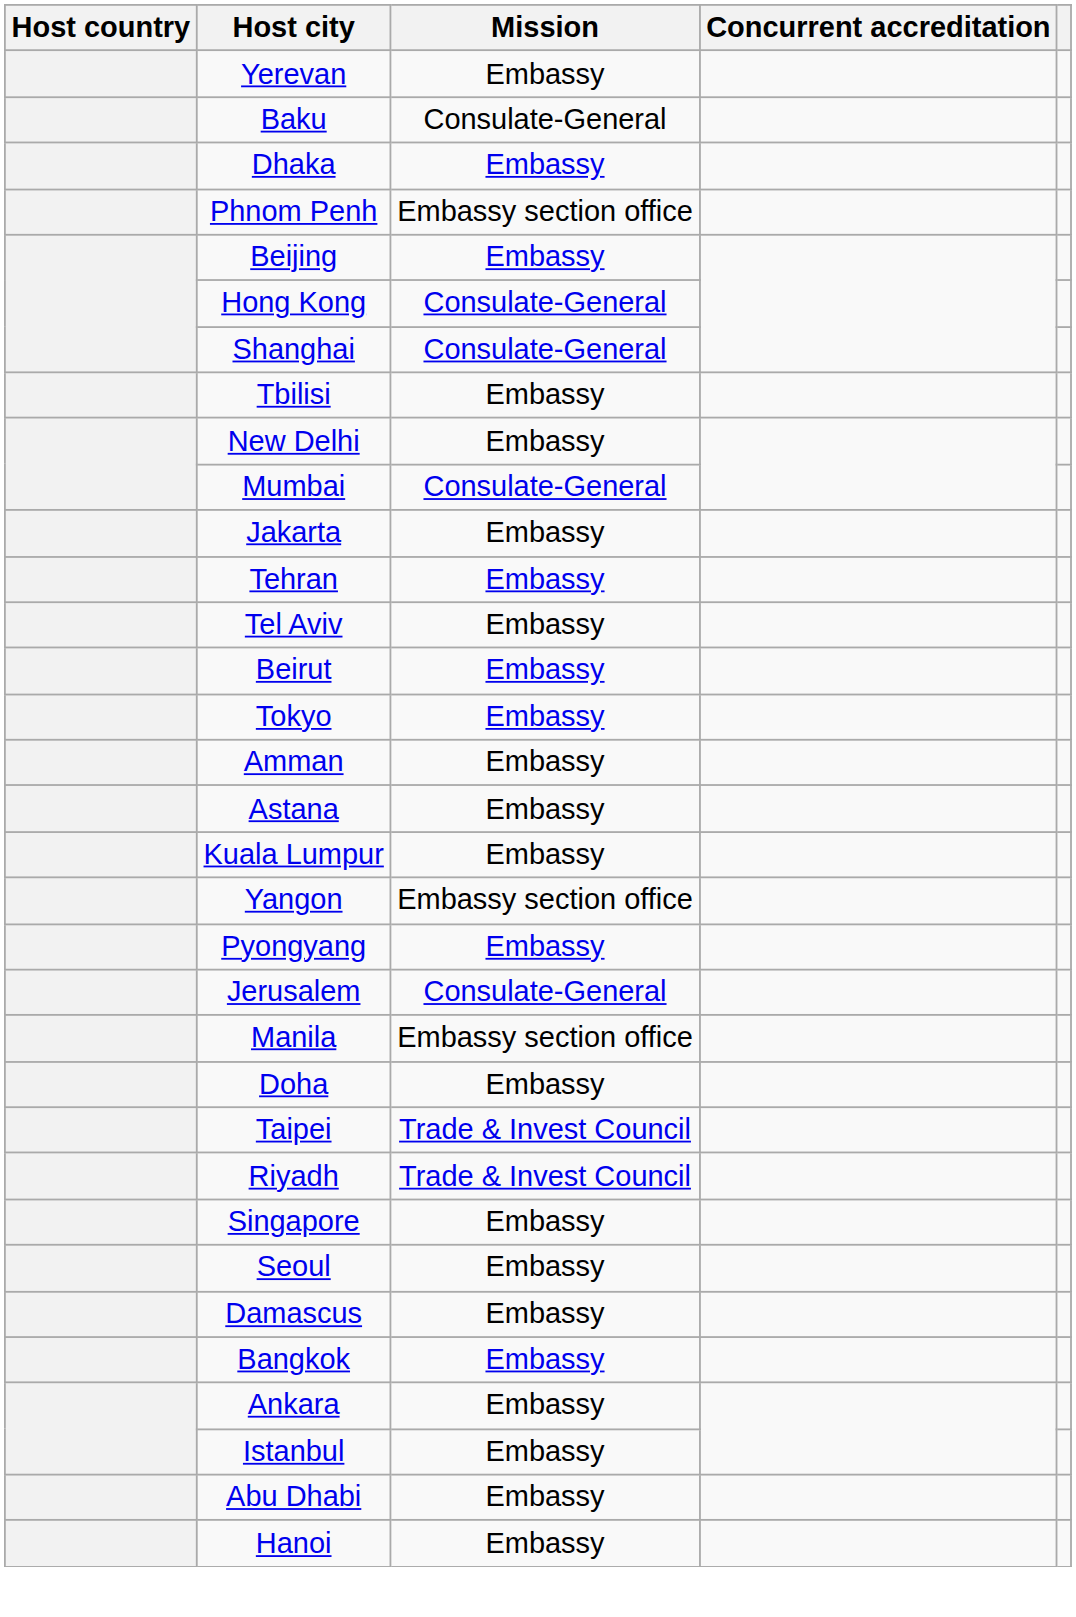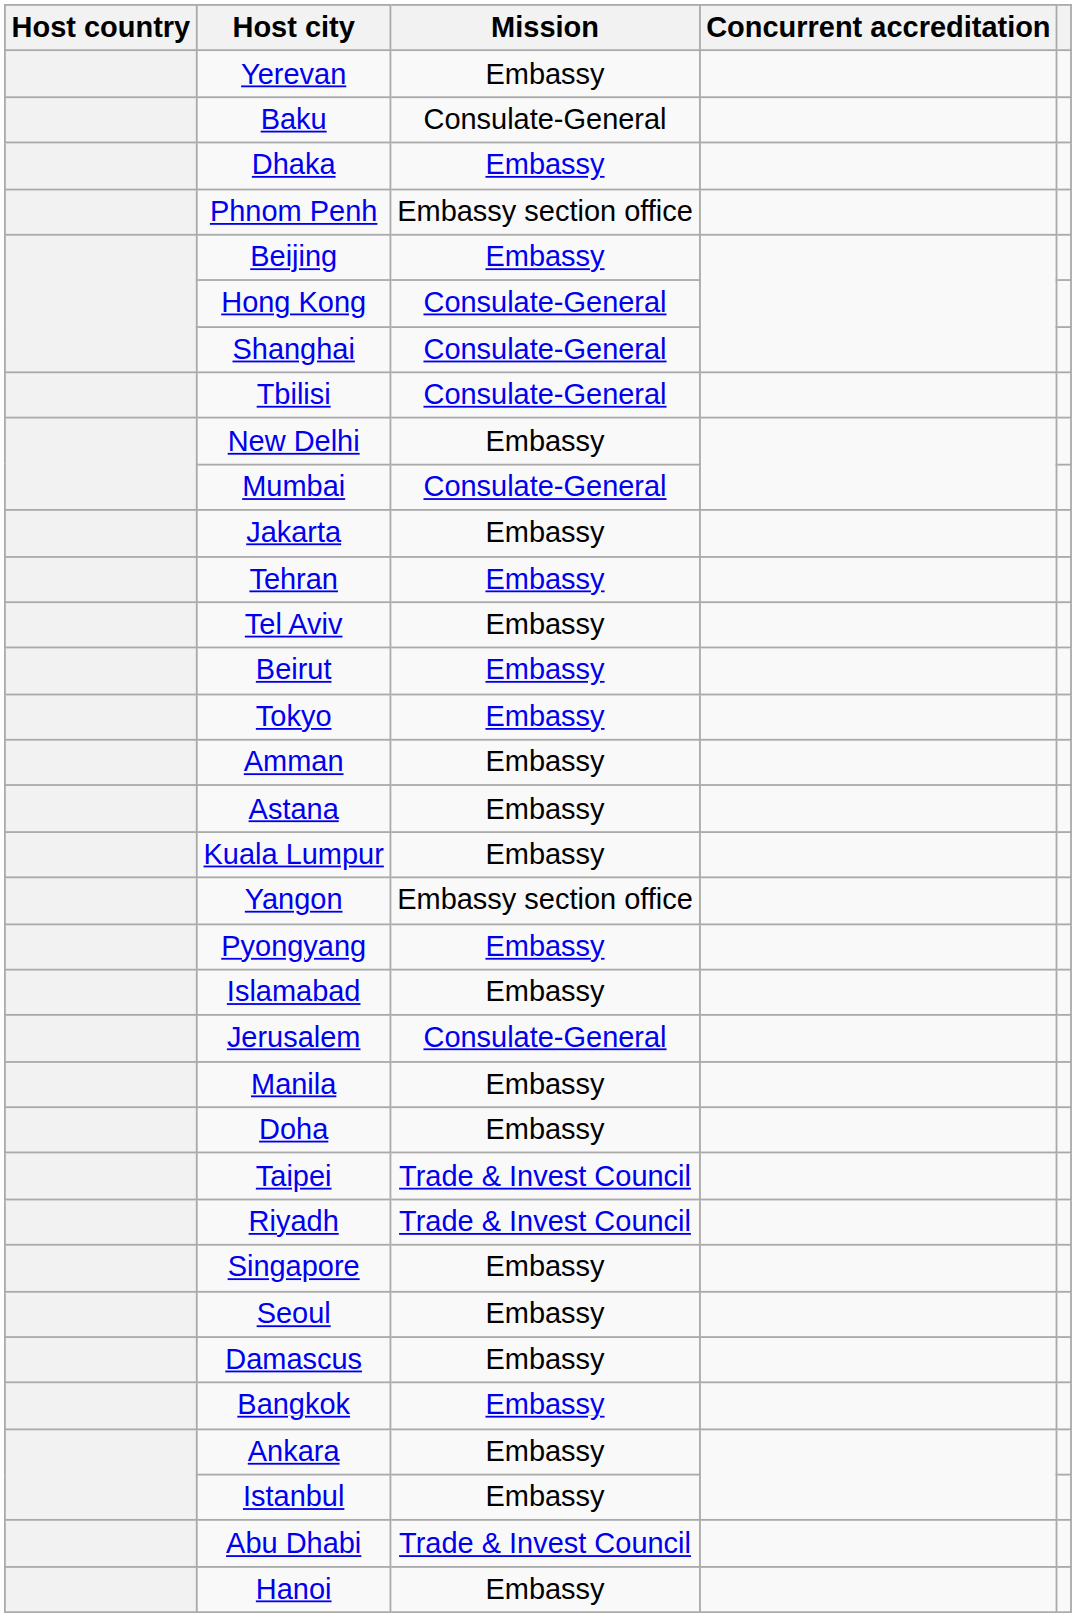(545, 394) Embassy -> (545, 394) Consulate-General
+ row: (294, 991)
(545, 1037) Embassy section office -> (545, 1083) Embassy
(545, 1497) Embassy -> (545, 1543) Trade & Invest Council
